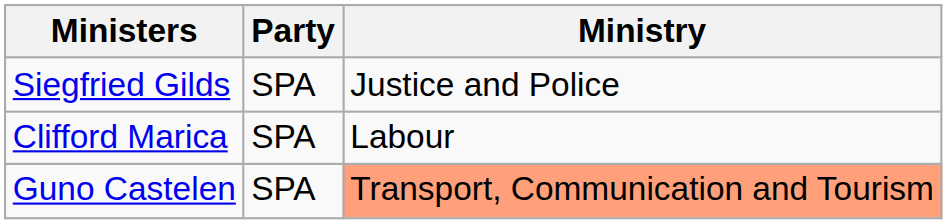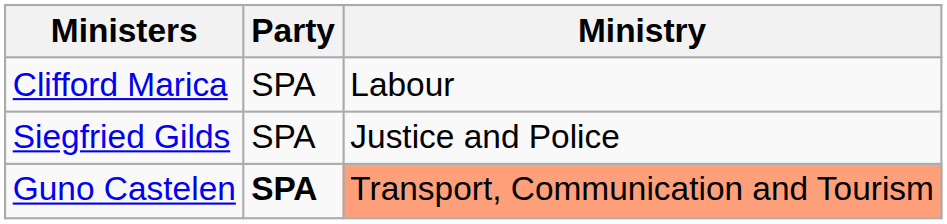rows swapped: (120, 137) <-> (121, 84)
(283, 190) normal -> (284, 190) bold
